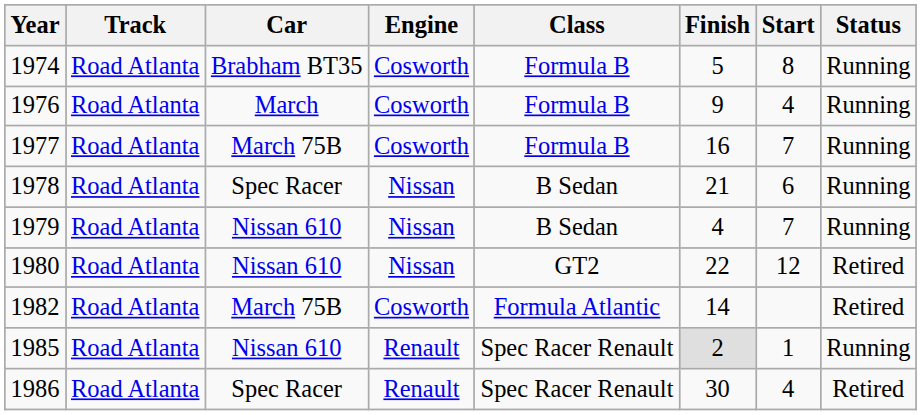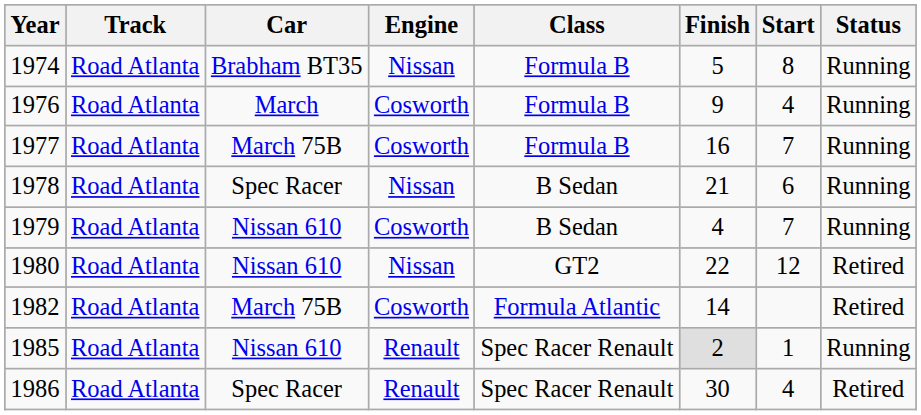(421, 65) Cosworth -> (421, 65) Nissan
(421, 226) Nissan -> (421, 226) Cosworth
